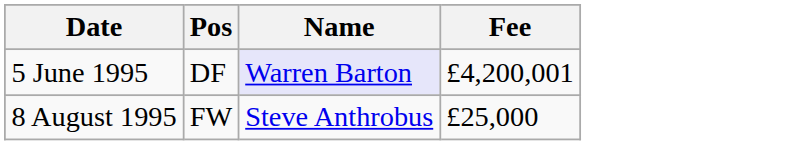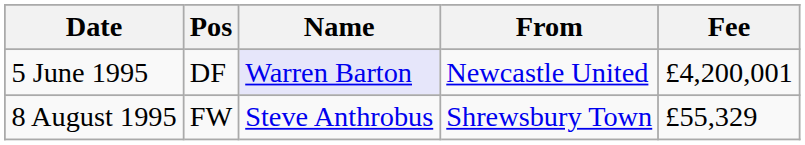+ column: (549, 26)
(492, 116) £25,000 -> (711, 116) £55,329
